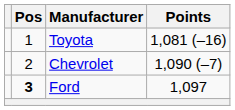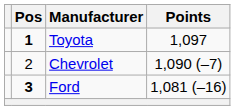(29, 40) normal -> (29, 40) bold
(188, 40) 1,081 (–16) -> (188, 40) 1,097
(188, 87) 1,097 -> (188, 87) 1,081 (–16)
